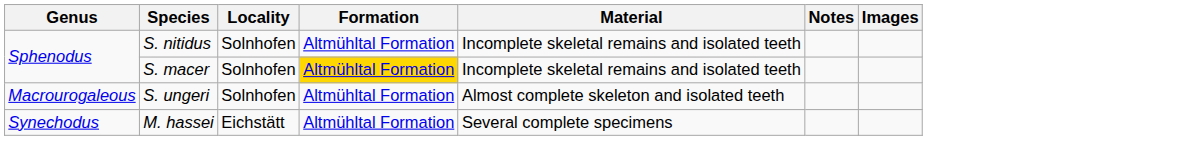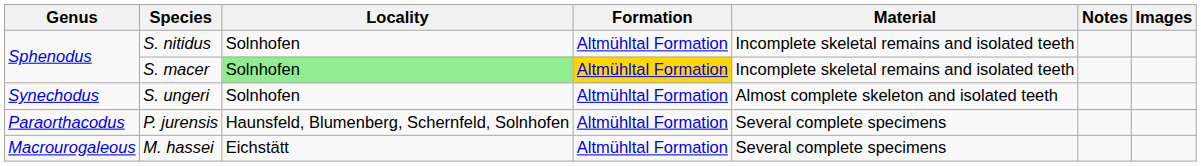(258, 69) no background -> (263, 69) lightgreen background
(72, 95) Macrourogaleous -> (54, 95) Synechodus
+ row: (181, 122)
(54, 122) Synechodus -> (72, 148) Macrourogaleous
